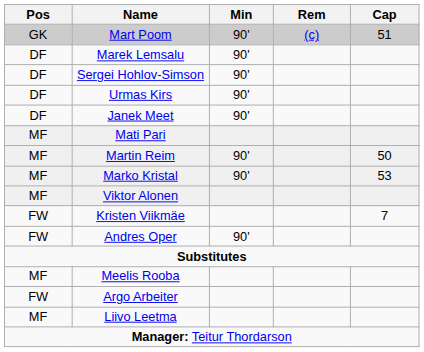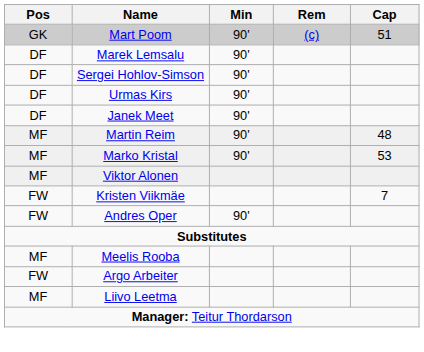- row: (140, 135)
(385, 155) 50 -> (385, 135) 48
